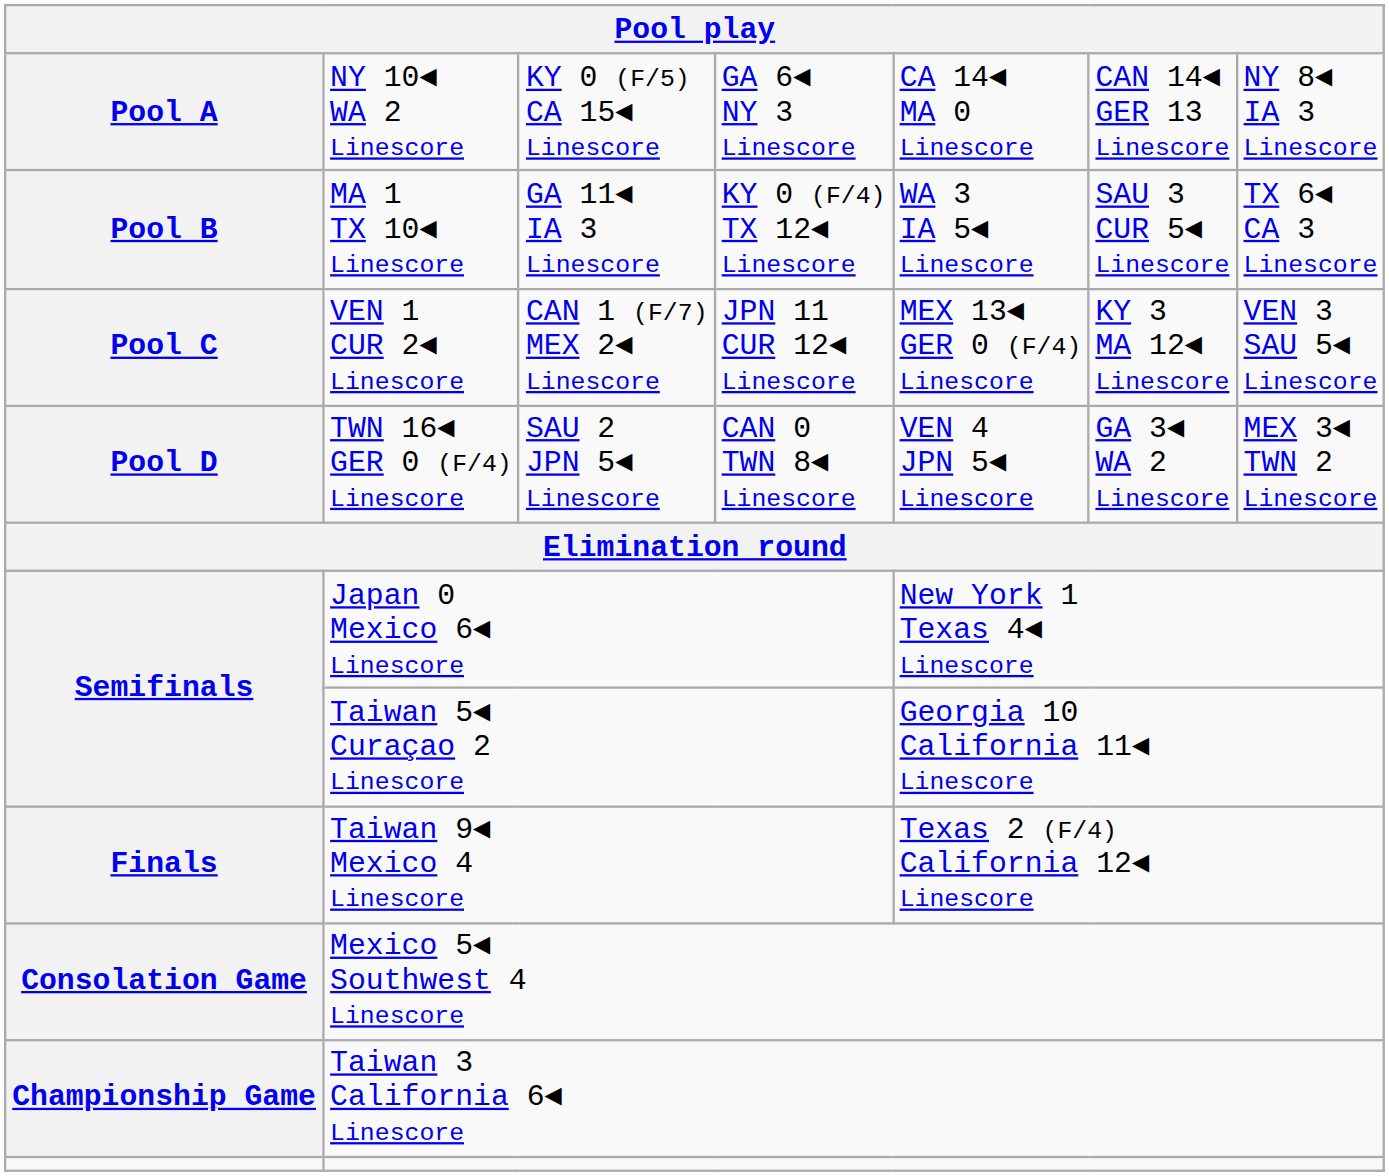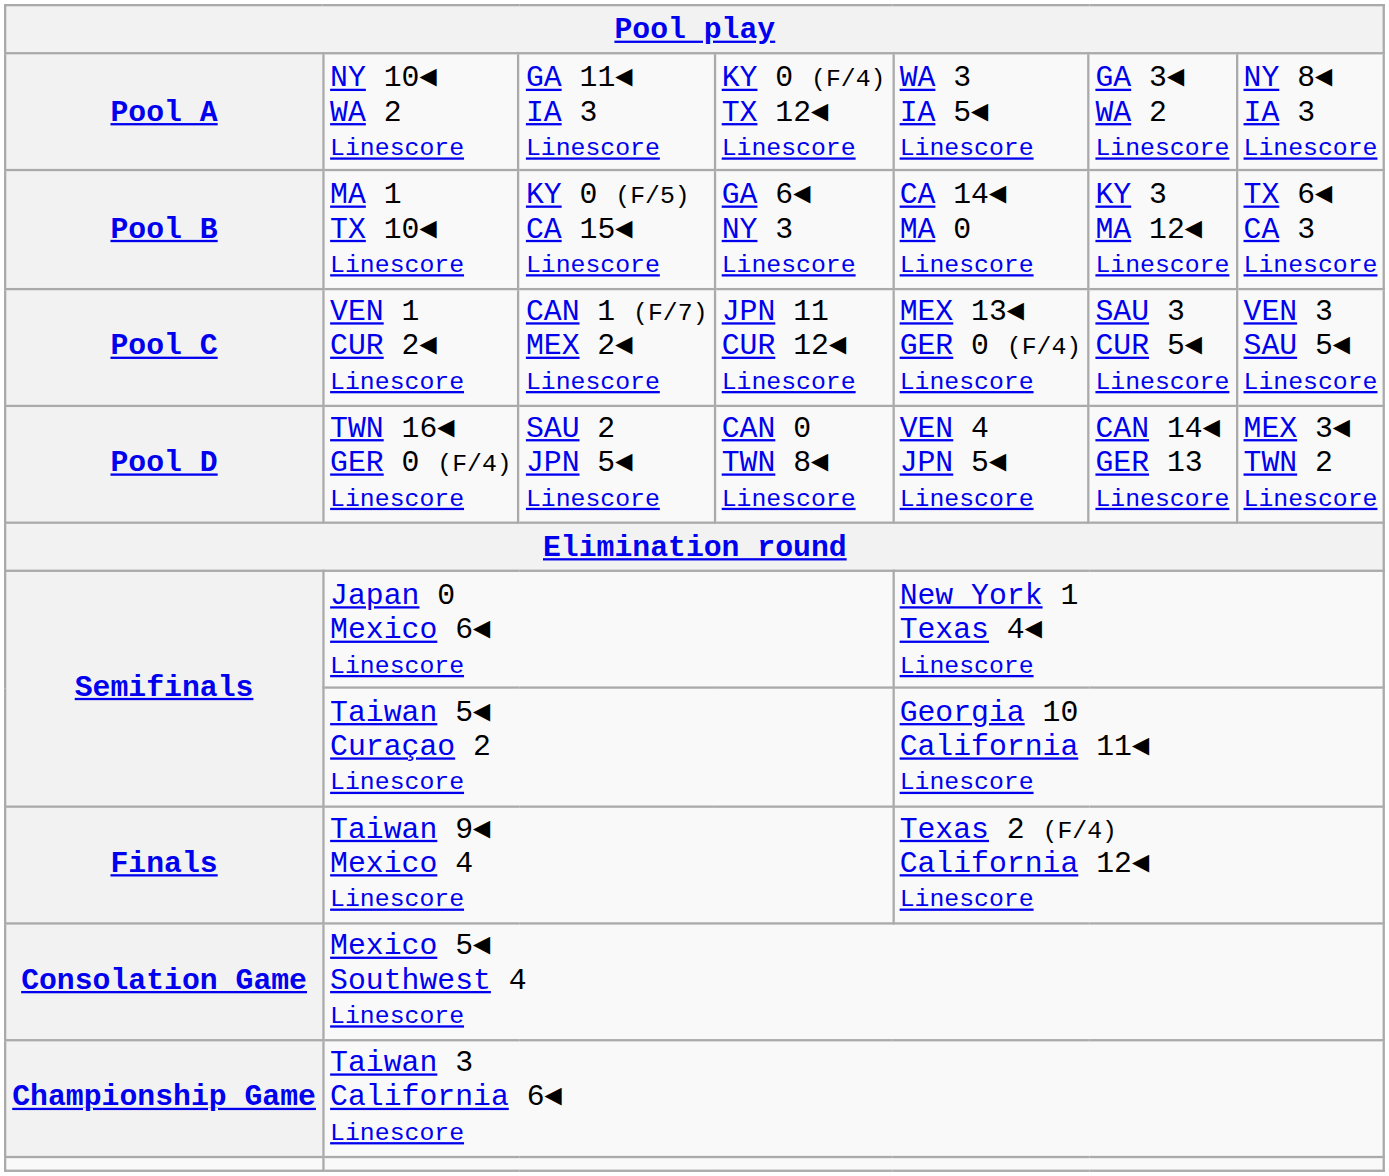(608, 111) KY 0 (F/5) CA 15◄ Linescore -> (593, 111) GA 11◄ IA 3 Linescore
(789, 111) GA 6◄ NY 3 Linescore -> (804, 111) KY 0 (F/4) TX 12◄ Linescore
(967, 111) CA 14◄ MA 0 Linescore -> (967, 111) WA 3 IA 5◄ Linescore
(1162, 111) CAN 14◄ GER 13 Linescore -> (1162, 111) GA 3◄ WA 2 Linescore
(593, 228) GA 11◄ IA 3 Linescore -> (608, 228) KY 0 (F/5) CA 15◄ Linescore
(804, 228) KY 0 (F/4) TX 12◄ Linescore -> (789, 228) GA 6◄ NY 3 Linescore
(967, 228) WA 3 IA 5◄ Linescore -> (967, 228) CA 14◄ MA 0 Linescore
(1162, 228) SAU 3 CUR 5◄ Linescore -> (1162, 228) KY 3 MA 12◄ Linescore
(1162, 346) KY 3 MA 12◄ Linescore -> (1162, 346) SAU 3 CUR 5◄ Linescore
(1162, 463) GA 3◄ WA 2 Linescore -> (1162, 463) CAN 14◄ GER 13 Linescore
